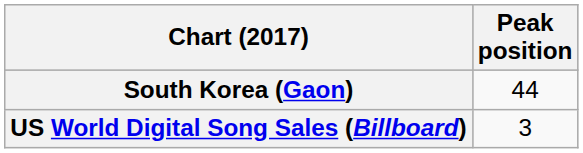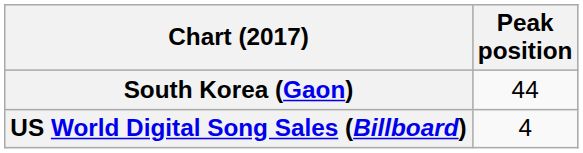(525, 128) 3 -> (525, 128) 4
